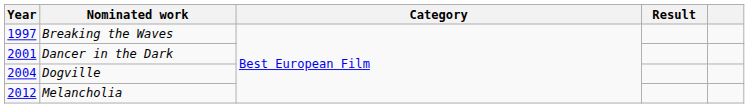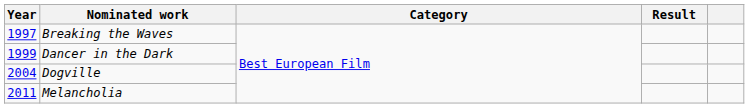(22, 54) 2001 -> (22, 54) 1999
(22, 93) 2012 -> (22, 93) 2011
